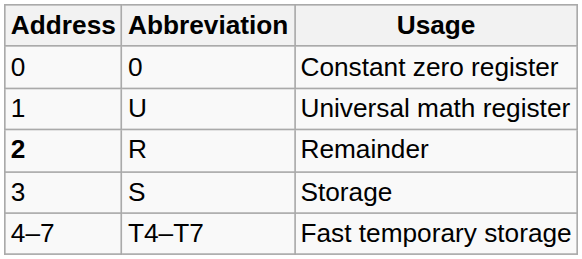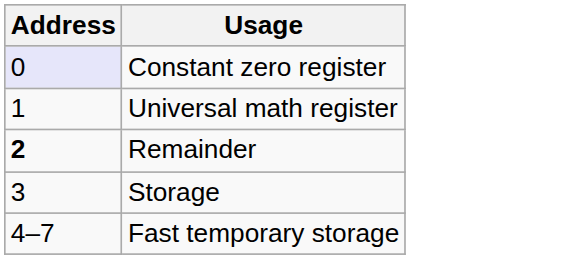- column: (208, 25)
(18, 66) no background -> (18, 66) lavender background
